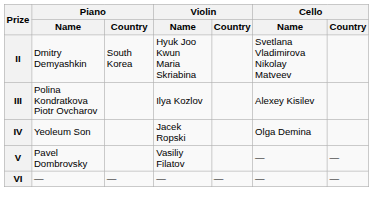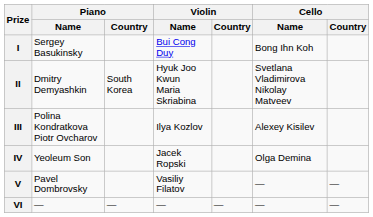+ row: (18, 47)
